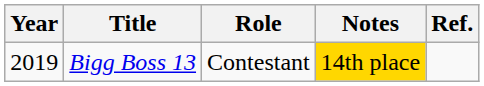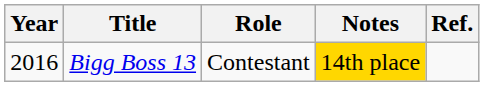(34, 61) 2019 -> (34, 61) 2016
